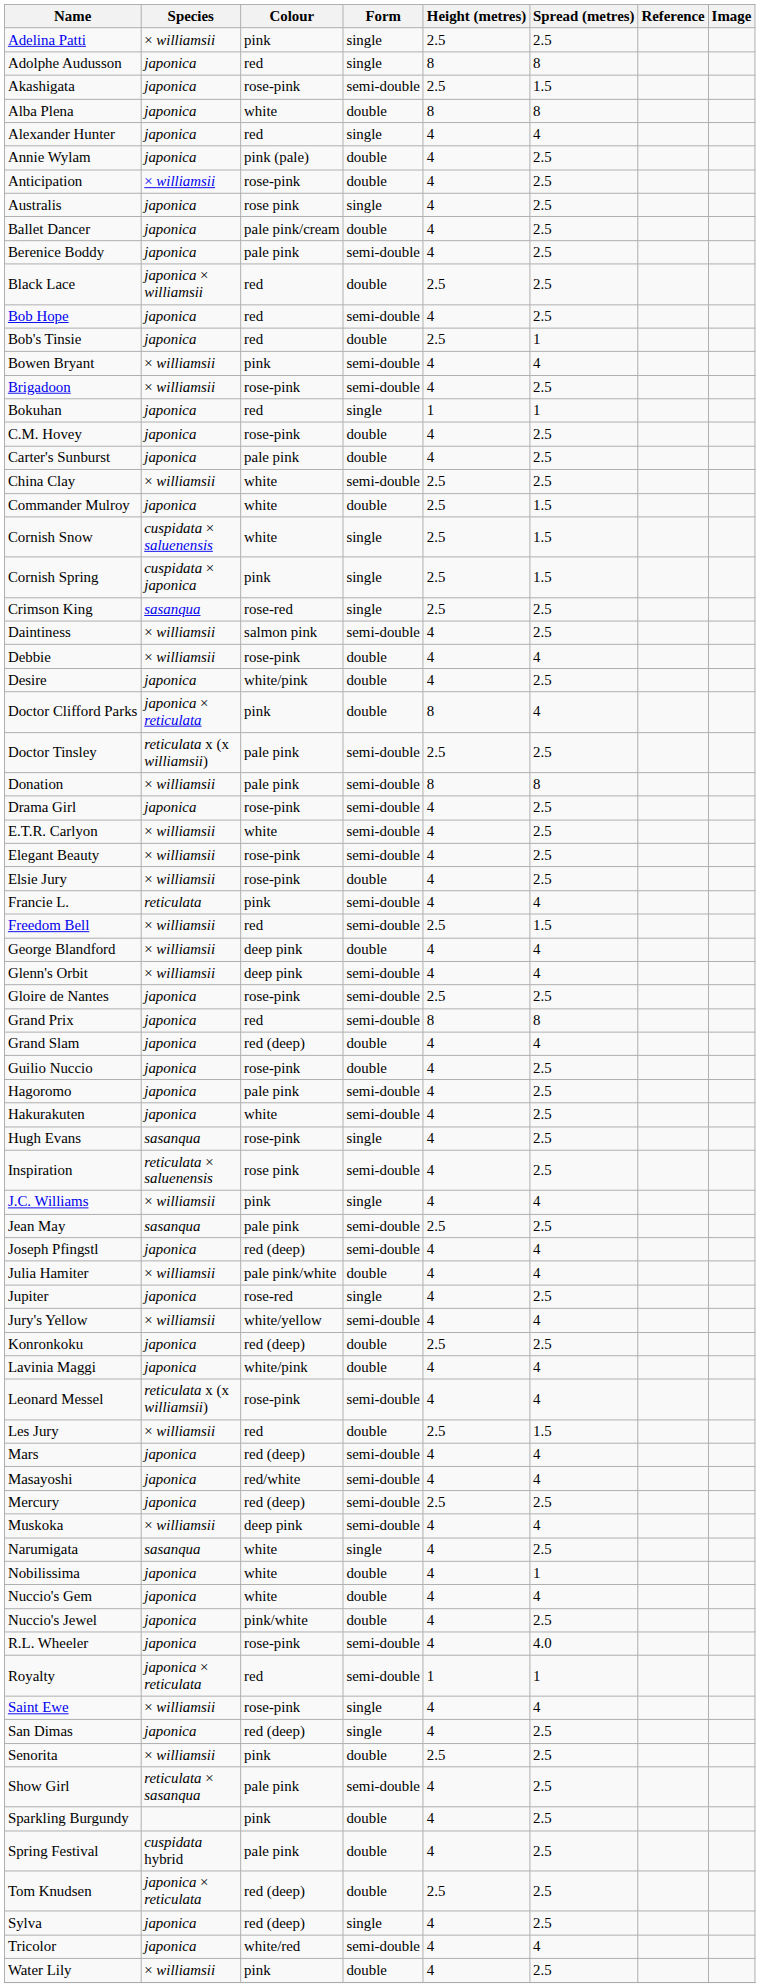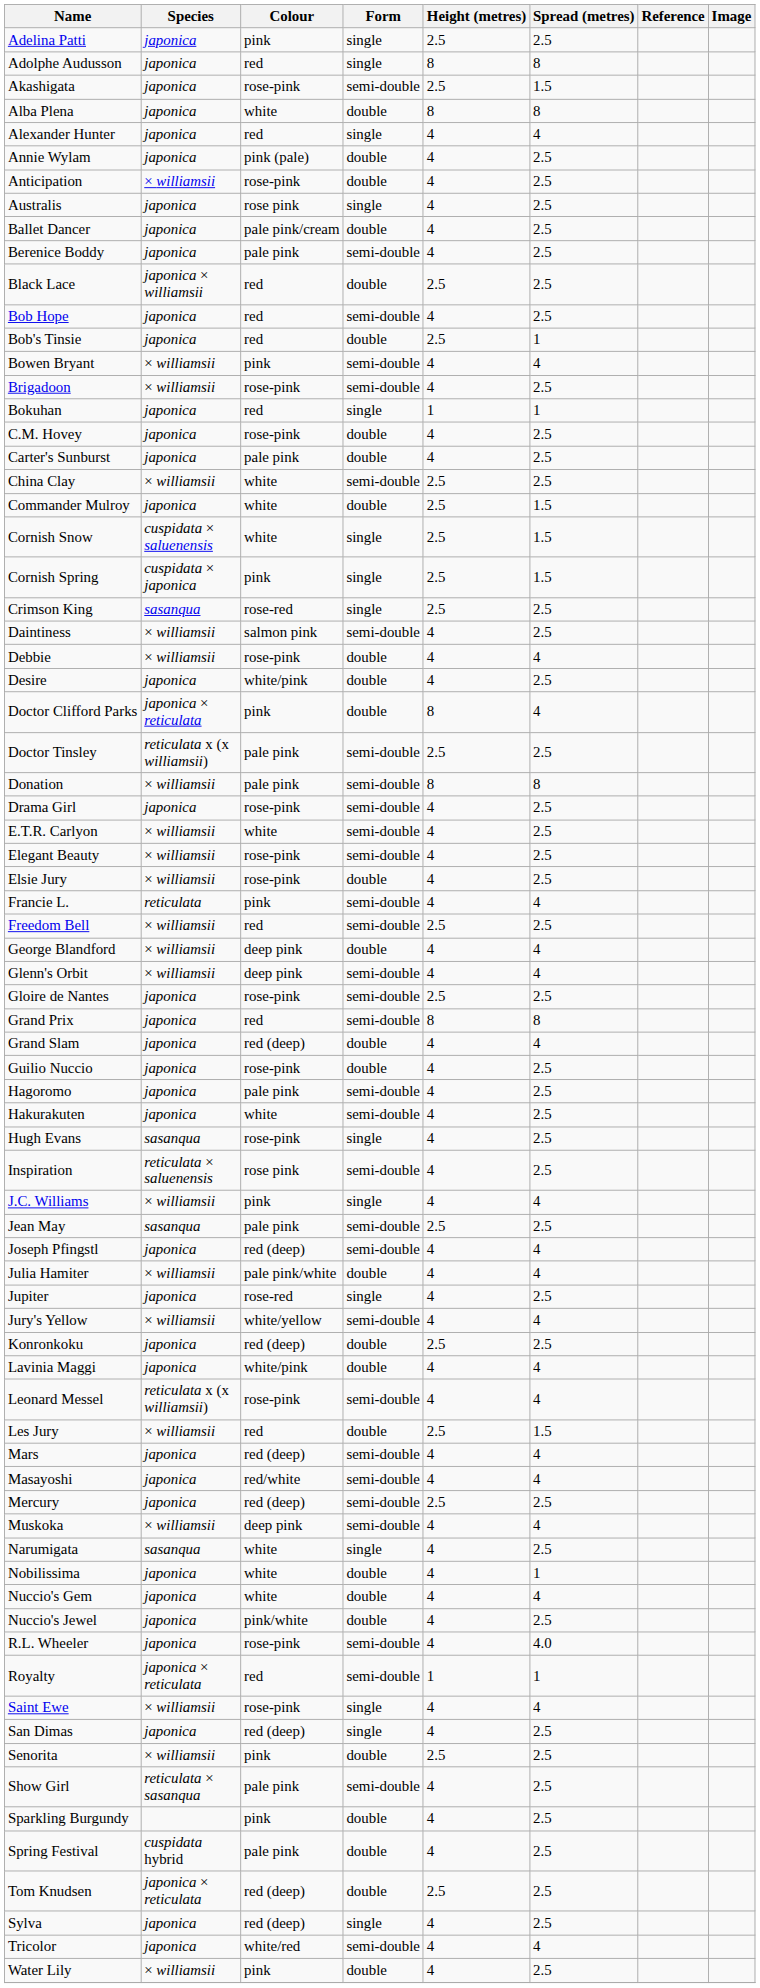(180, 39) × williamsii -> (170, 39) japonica
(542, 925) 1.5 -> (542, 925) 2.5
